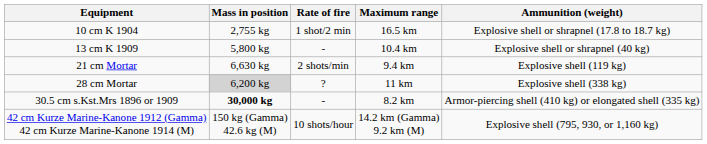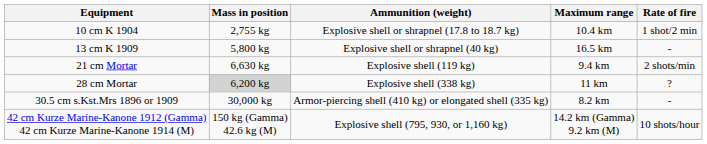columns swapped: (323, 13) <-> (572, 13)
(399, 30) 16.5 km -> (594, 30) 10.4 km
(399, 48) 10.4 km -> (594, 48) 16.5 km
(250, 100) bold -> (250, 100) normal
